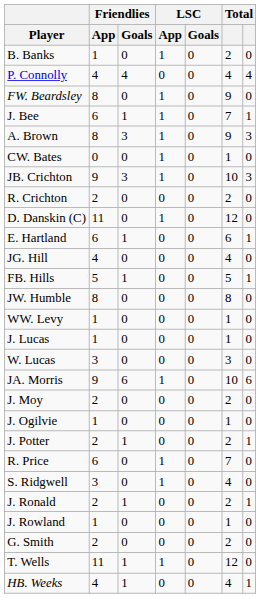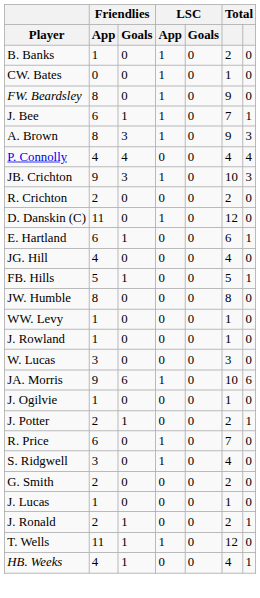rows swapped: (34, 156) <-> (37, 75)
rows swapped: (28, 339) <-> (36, 522)
- row: (25, 400)
rows swapped: (32, 501) <-> (30, 542)
